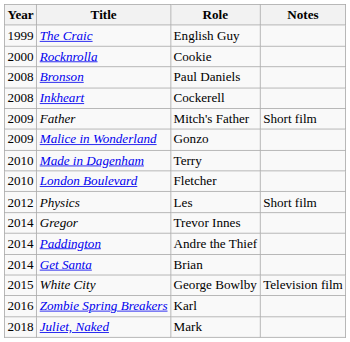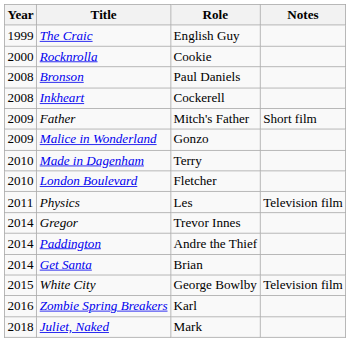(21, 202) 2012 -> (20, 202) 2011
(290, 202) Short film -> (303, 202) Television film
